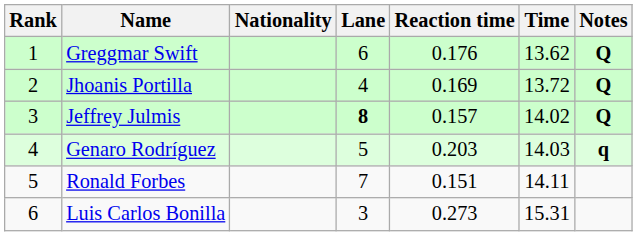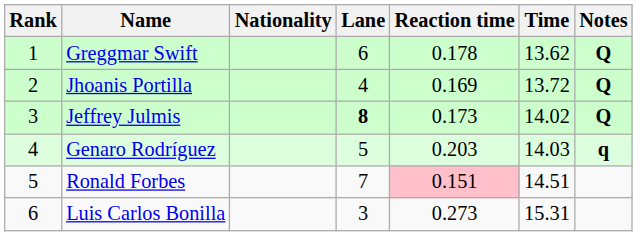(455, 52) 0.176 -> (455, 52) 0.178
(455, 117) 0.157 -> (455, 117) 0.173
(455, 181) no background -> (455, 181) pink background
(547, 181) 14.11 -> (547, 181) 14.51
